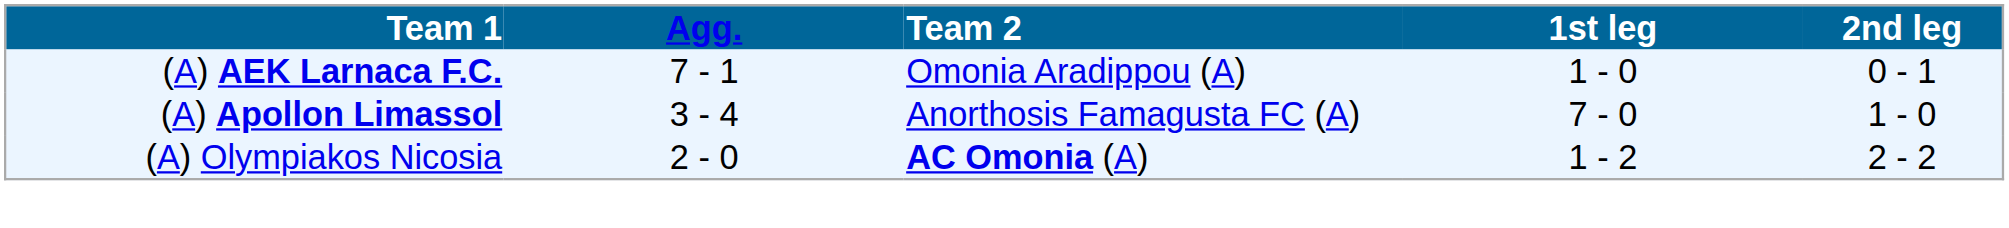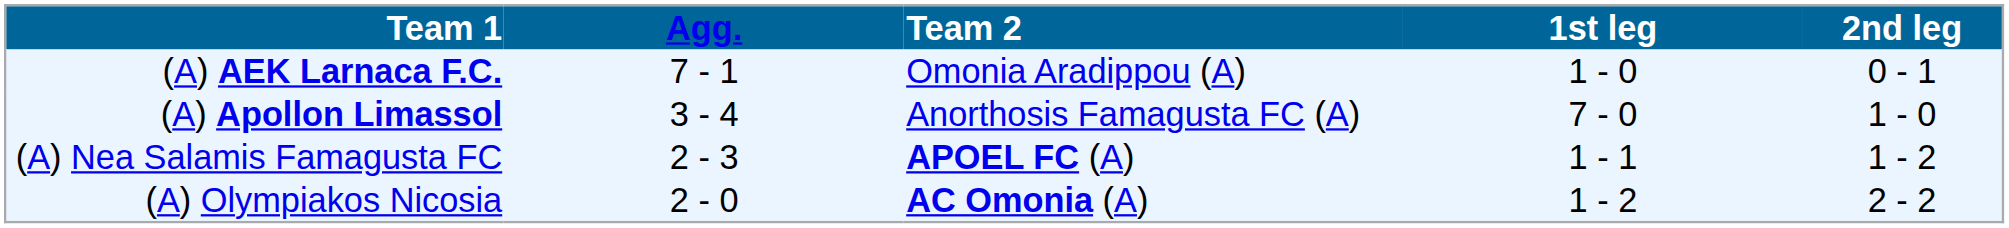+ row: (259, 157)
